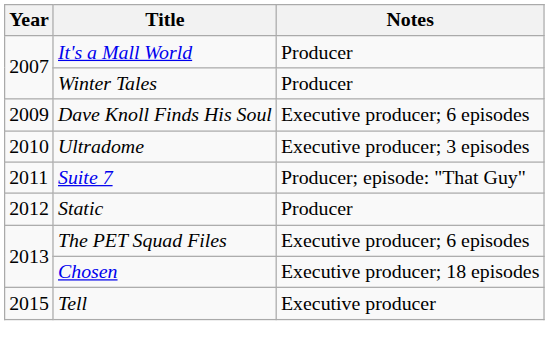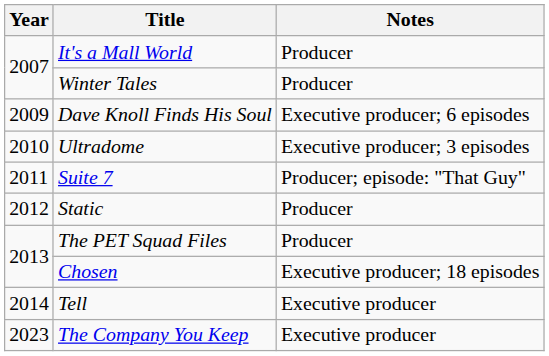(405, 240) Executive producer; 6 episodes -> (317, 240) Producer
(29, 303) 2015 -> (29, 303) 2014
+ row: (153, 334)
